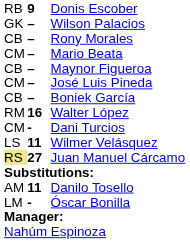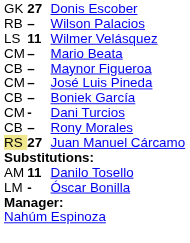(13, 8) RB -> (14, 8) GK
(31, 8) 9 -> (35, 8) 27
(14, 23) GK -> (13, 23) RB
rows swapped: (92, 38) <-> (104, 142)
- row: (90, 113)
